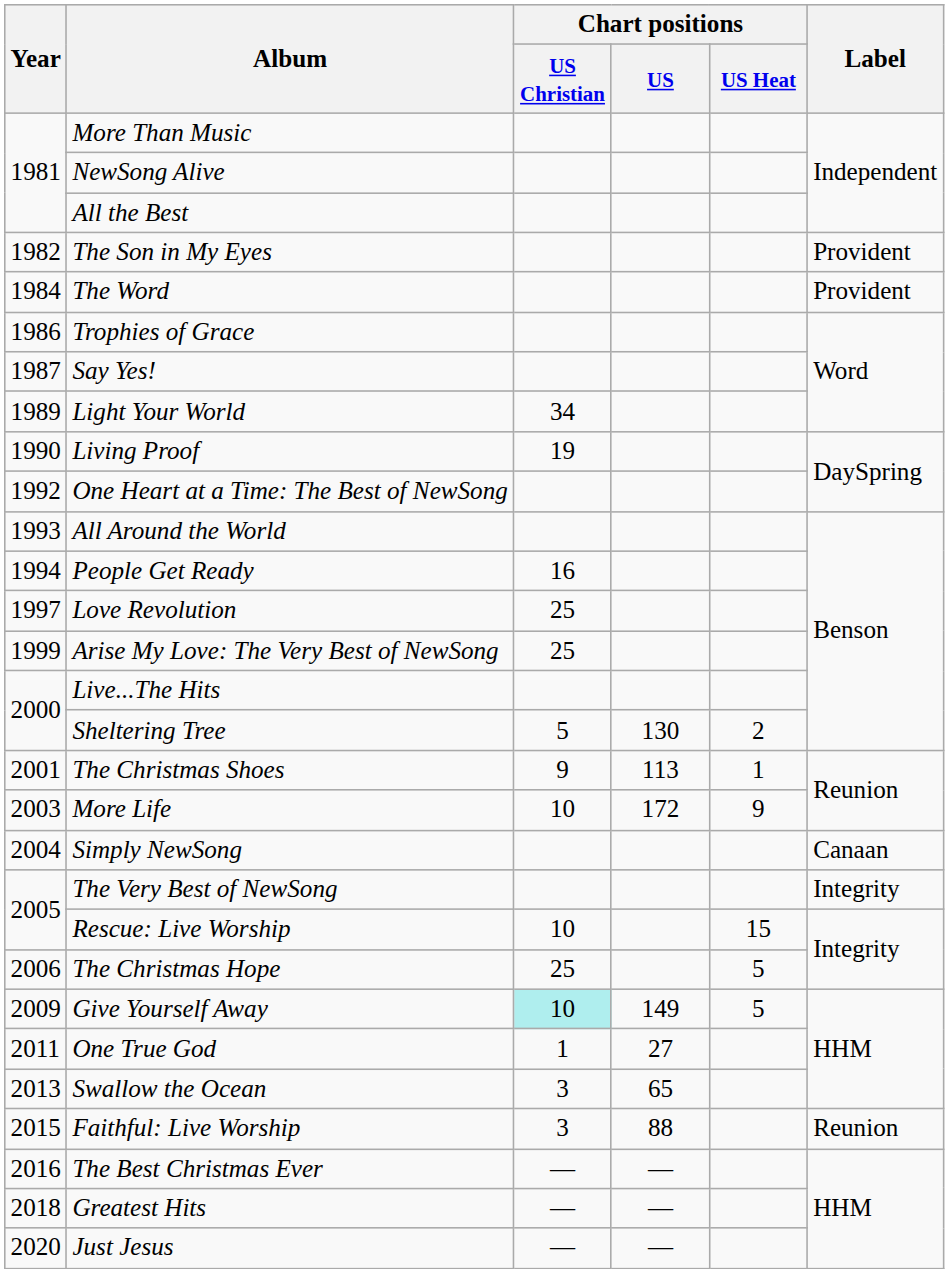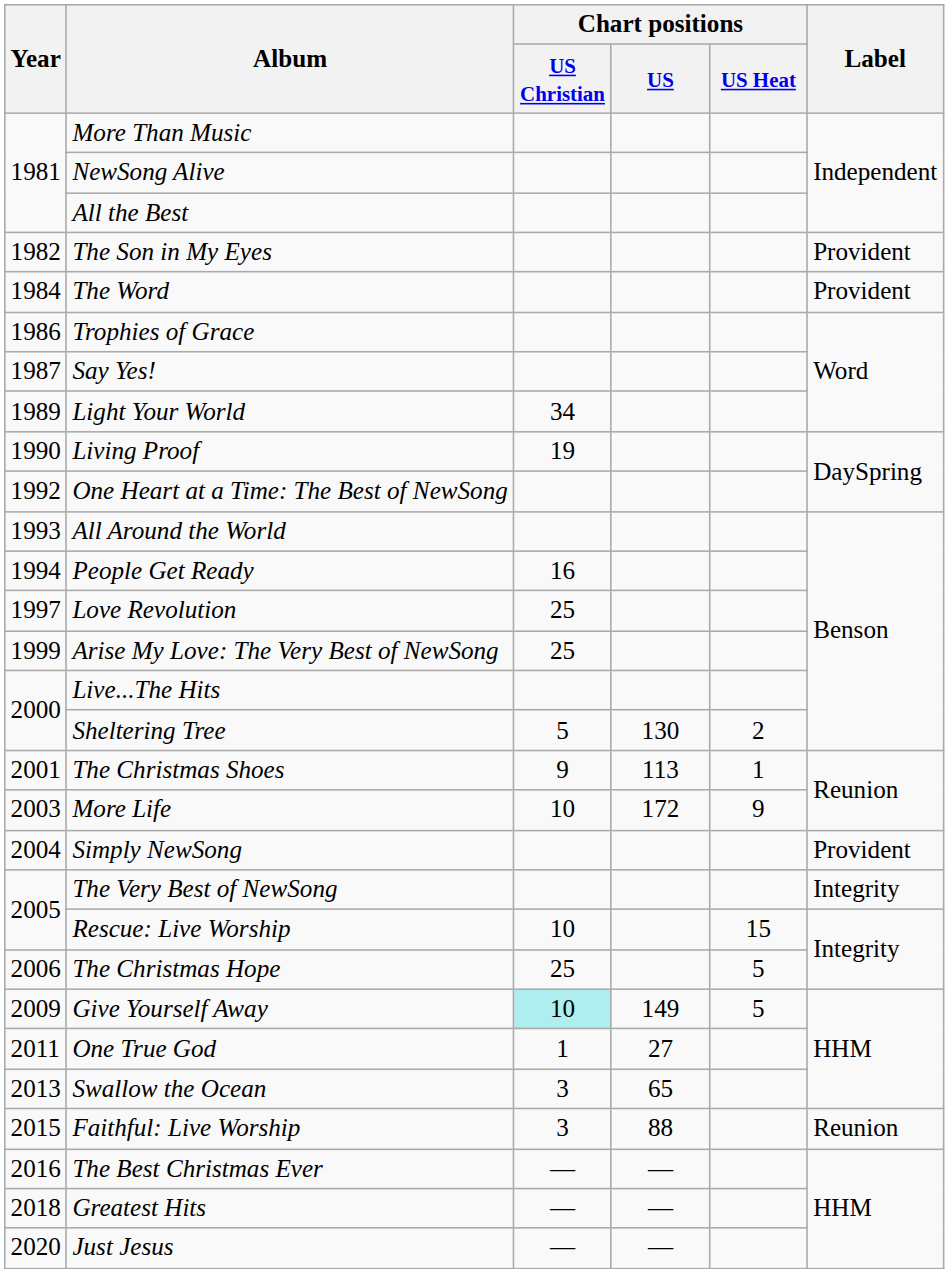(851, 849) Canaan -> (862, 849) Provident
